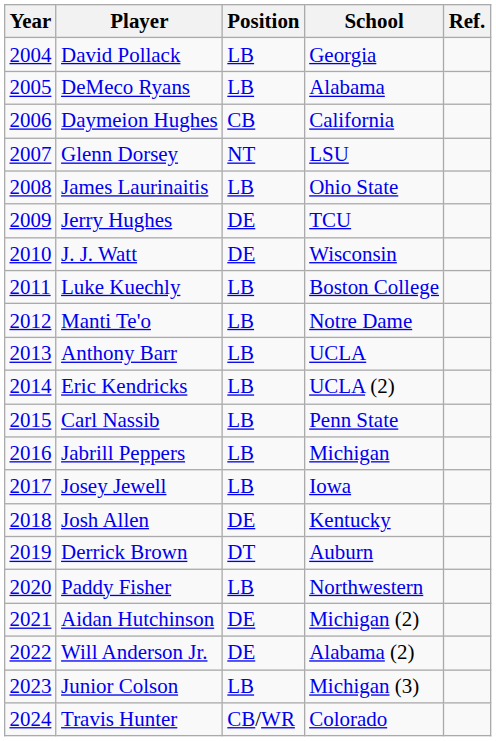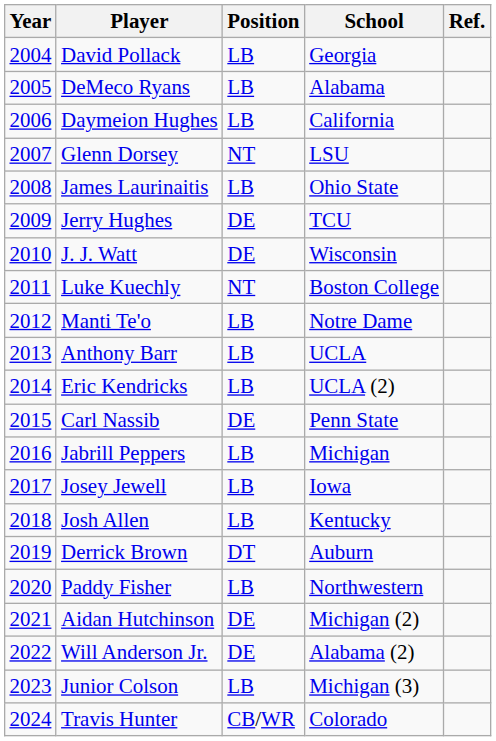(241, 120) CB -> (241, 120) LB
(241, 287) LB -> (241, 287) NT
(241, 420) LB -> (241, 420) DE
(241, 519) DE -> (241, 519) LB
